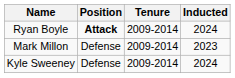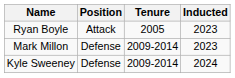(101, 30) bold -> (101, 30) normal
(153, 30) 2009-2014 -> (153, 30) 2005
(205, 30) 2024 -> (205, 30) 2023
